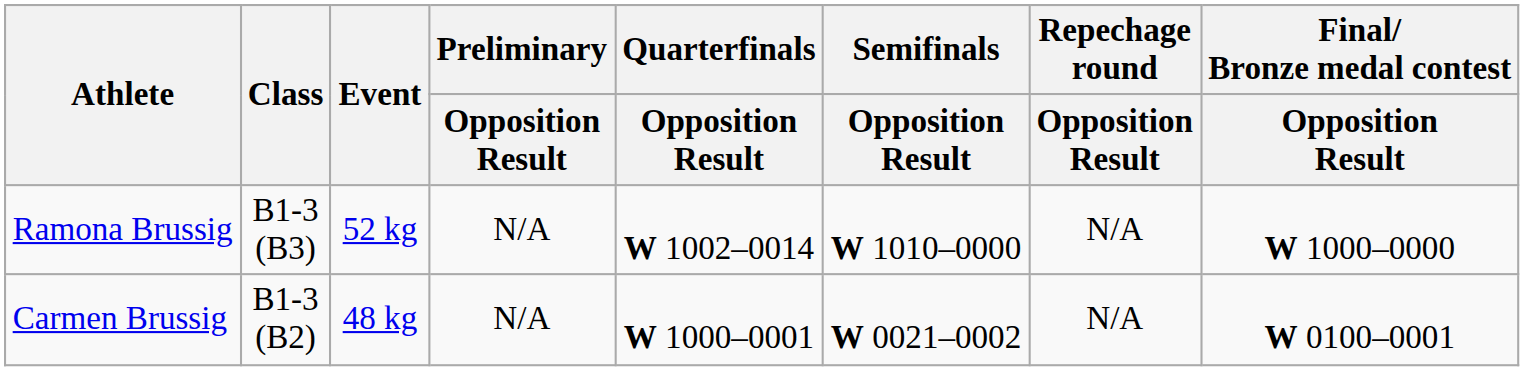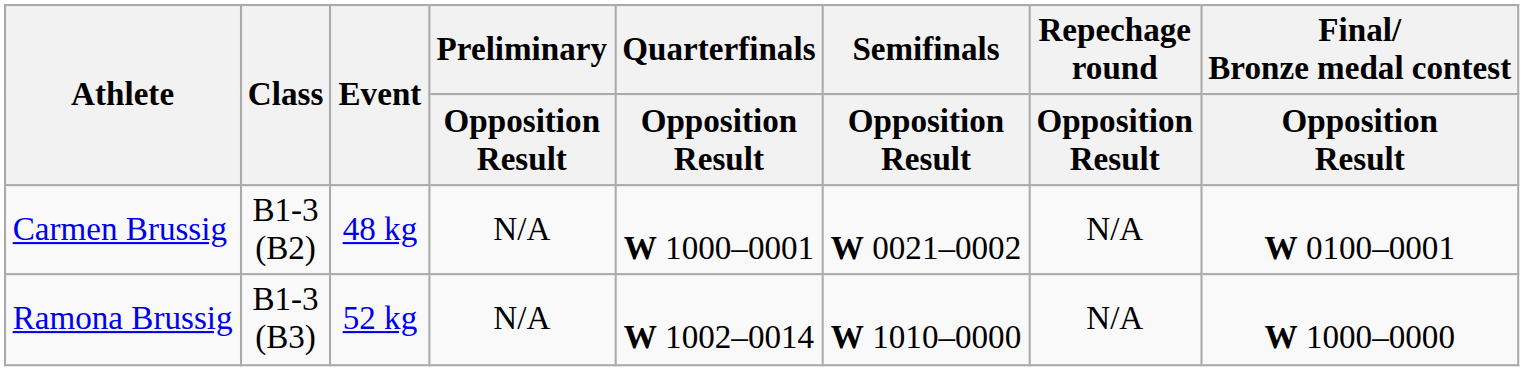rows swapped: (120, 318) <-> (123, 228)
